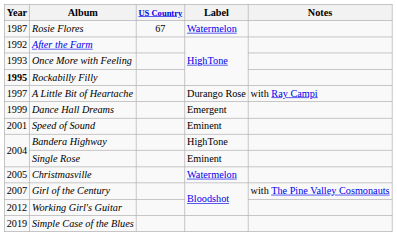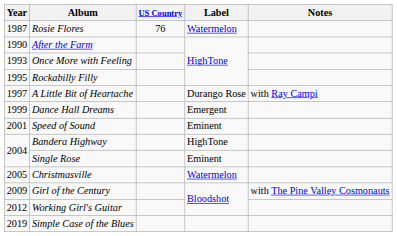(160, 28) 67 -> (160, 28) 76
(17, 45) 1992 -> (17, 45) 1990
(17, 77) bold -> (17, 77) normal
(17, 191) 2007 -> (17, 191) 2009
